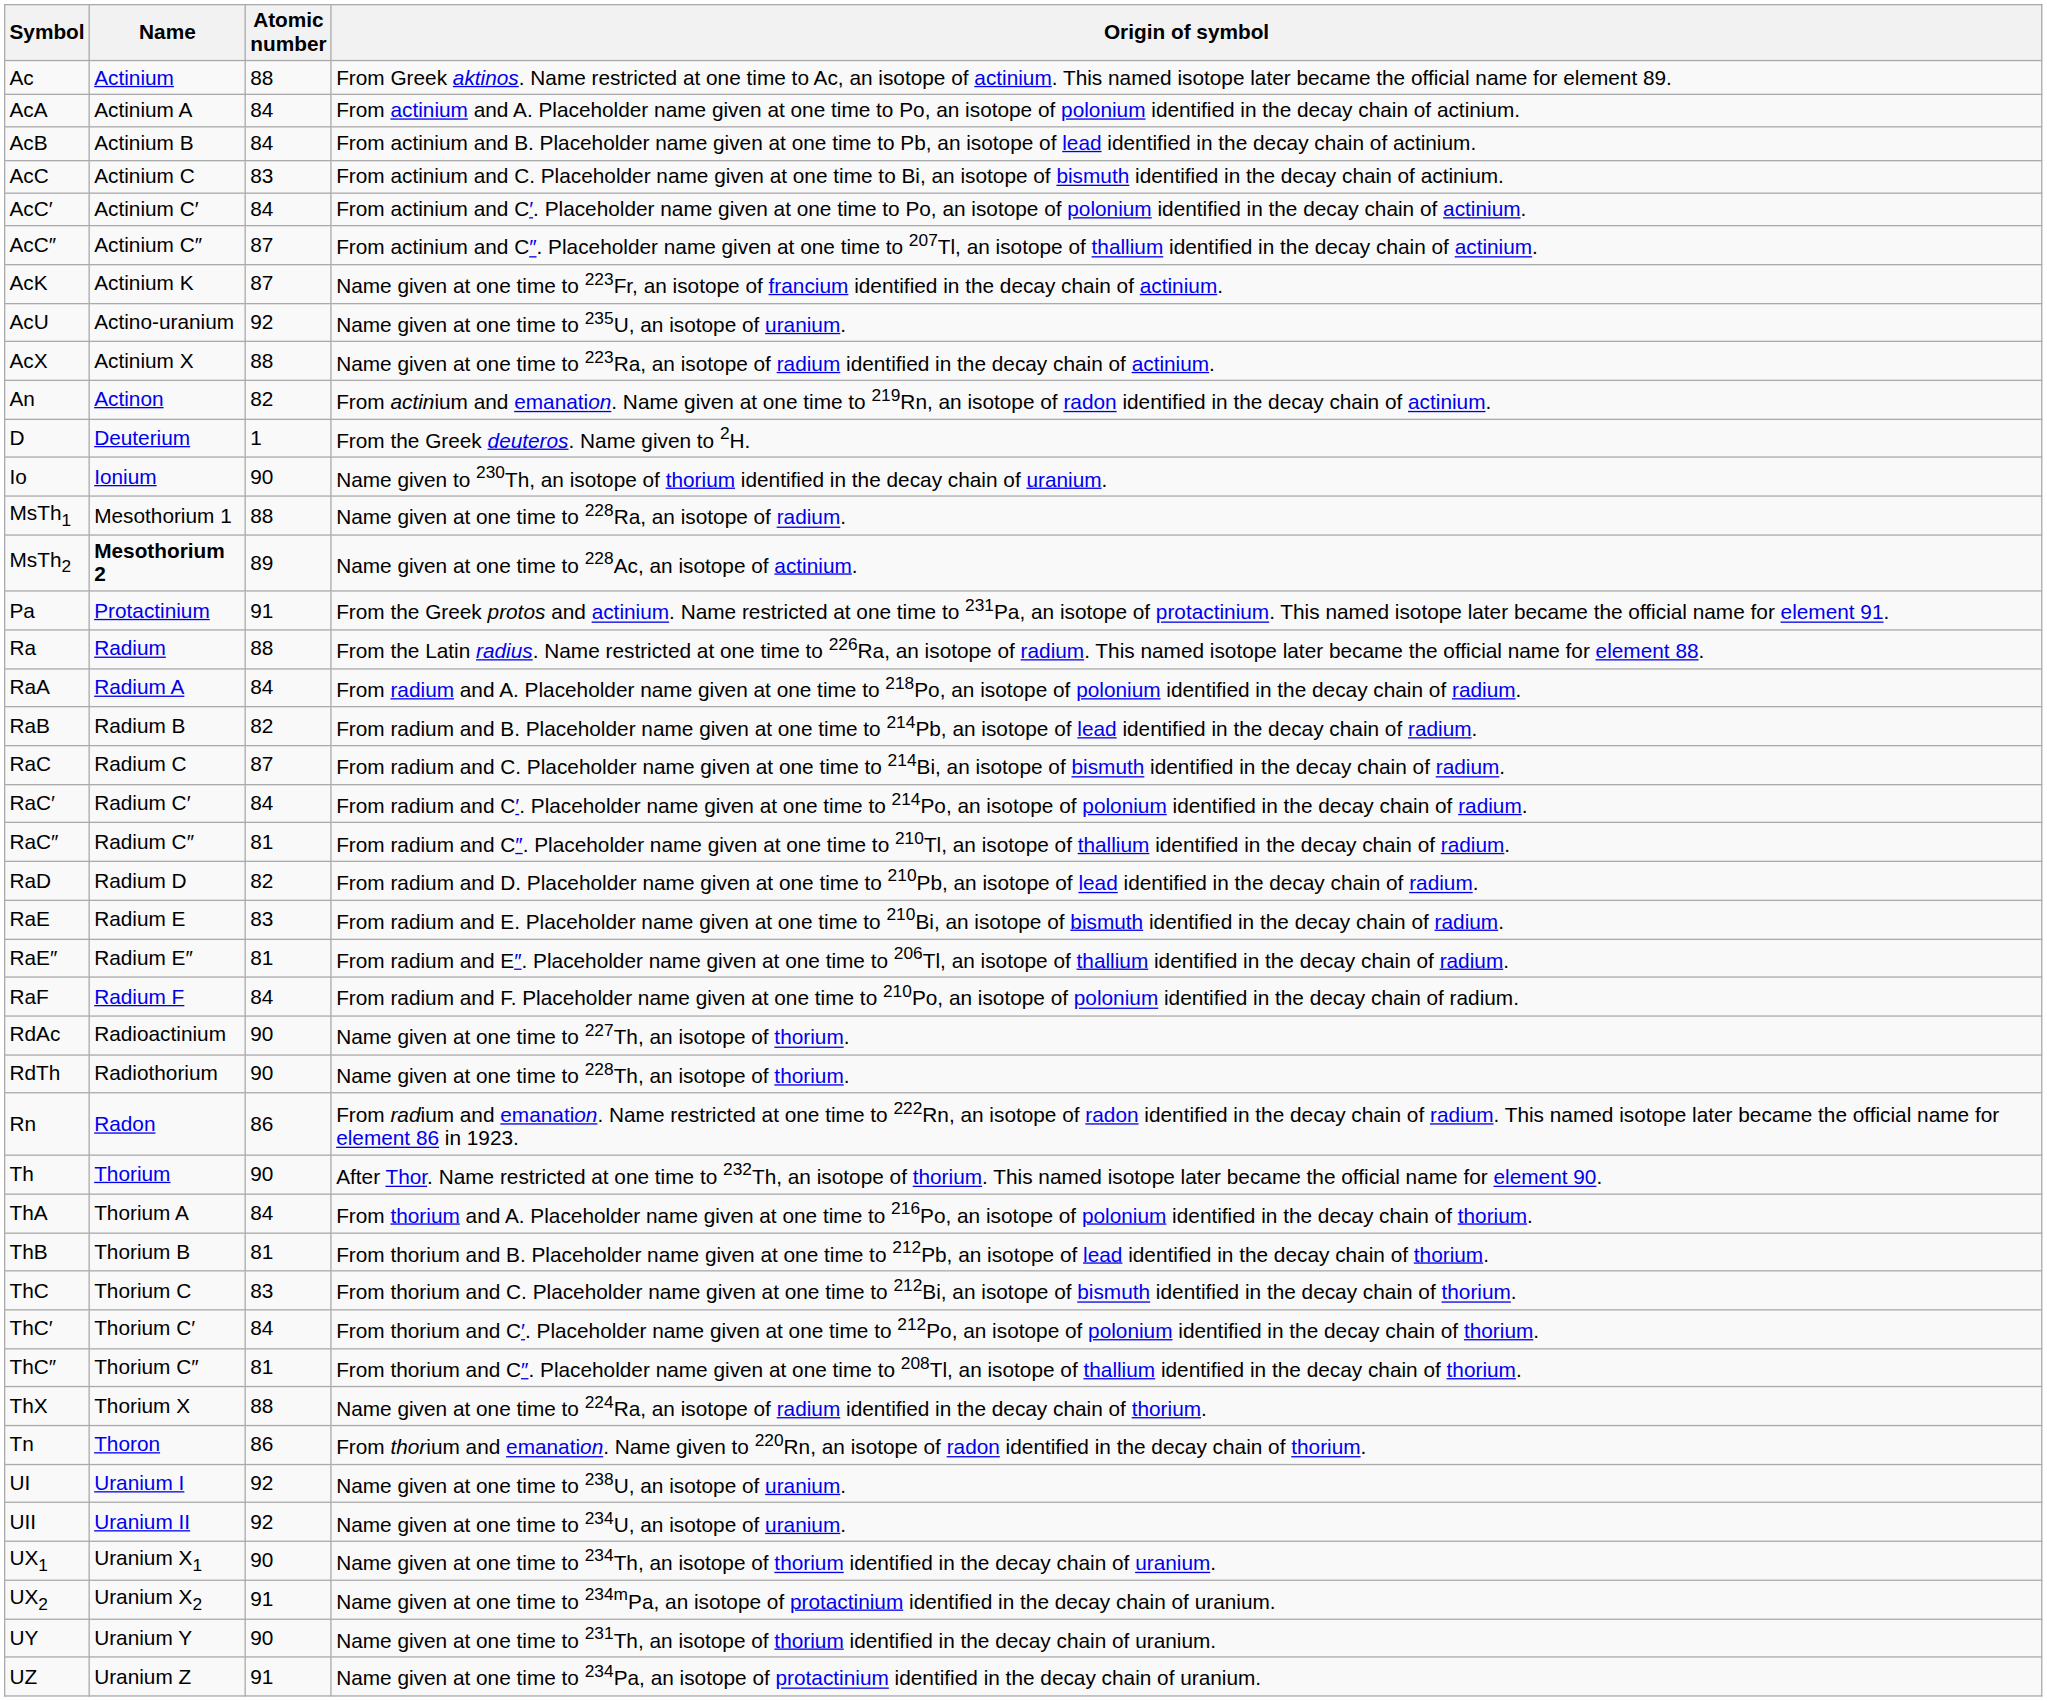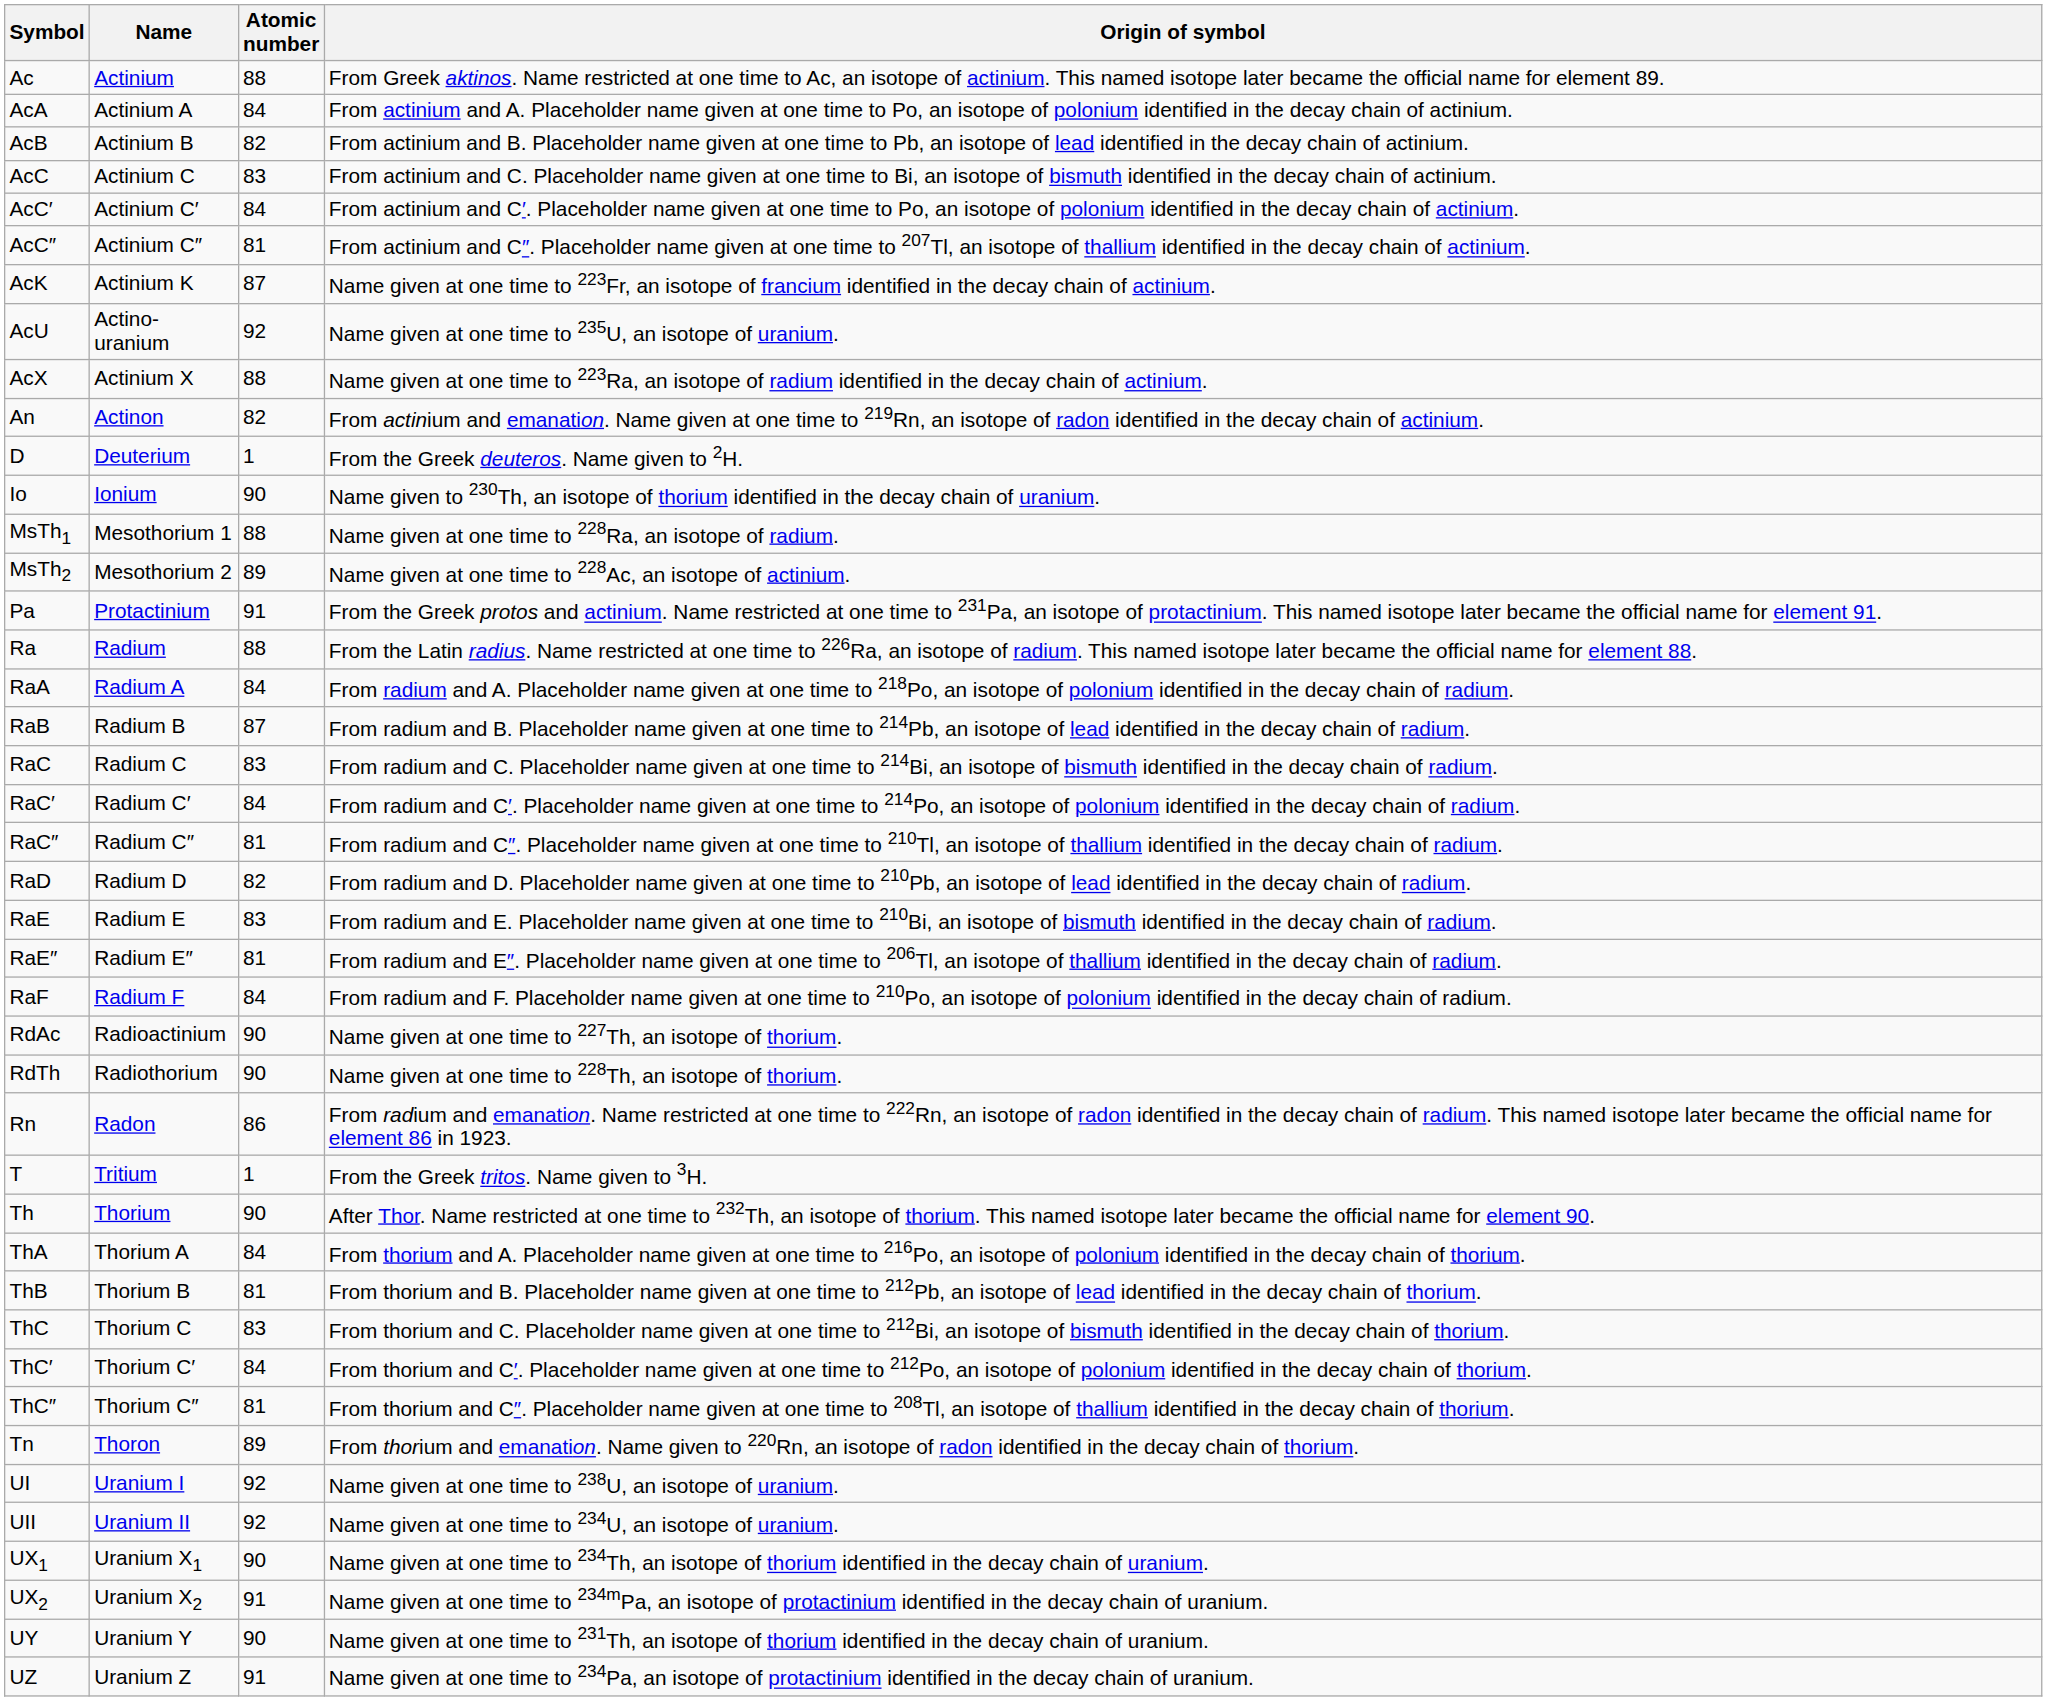(262, 143) 84 -> (255, 143) 82
(262, 245) 87 -> (255, 245) 81
(159, 562) bold -> (163, 571) normal
(262, 726) 82 -> (255, 726) 87
(262, 764) 87 -> (255, 764) 83
+ row: (16, 1174)
- row: (29, 1406)
(262, 1444) 86 -> (255, 1444) 89
